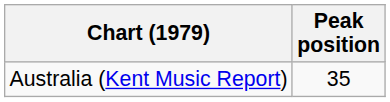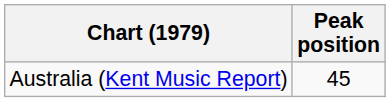(339, 79) 35 -> (339, 79) 45
